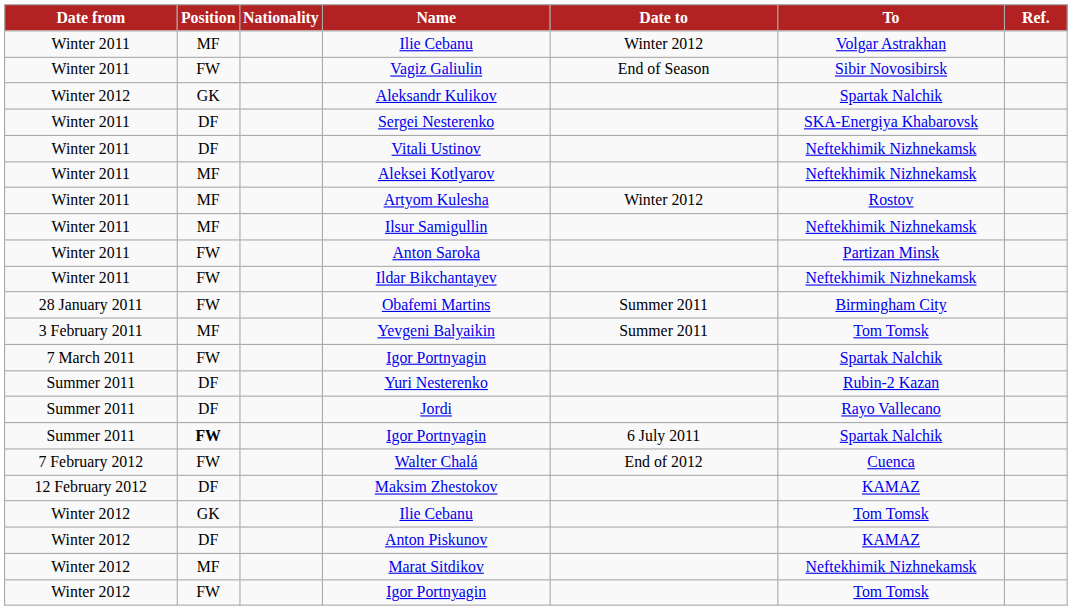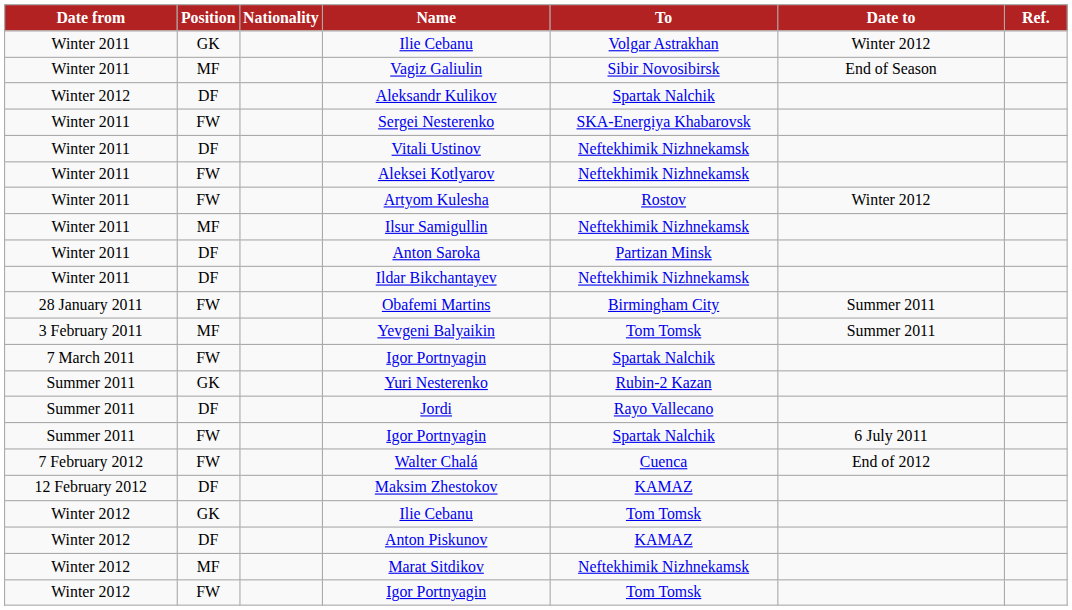columns swapped: (891, 17) <-> (664, 17)
(208, 44) MF -> (208, 44) GK
(208, 70) FW -> (208, 70) MF
(208, 96) GK -> (208, 96) DF
(208, 122) DF -> (208, 122) FW
(208, 174) MF -> (208, 174) FW
(208, 200) MF -> (208, 200) FW
(208, 253) FW -> (208, 253) DF
(208, 279) FW -> (208, 279) DF
(208, 383) DF -> (208, 383) GK
(208, 435) bold -> (208, 435) normal
